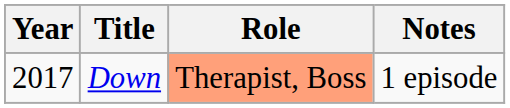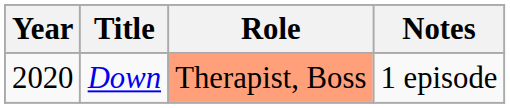(43, 77) 2017 -> (43, 77) 2020
